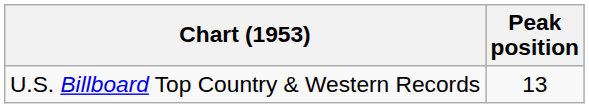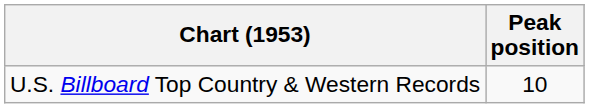(535, 84) 13 -> (535, 84) 10
